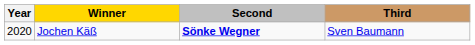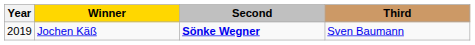(19, 31) 2020 -> (19, 31) 2019
